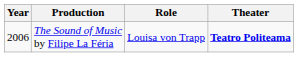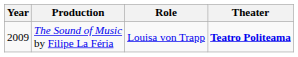(18, 36) 2006 -> (18, 36) 2009
